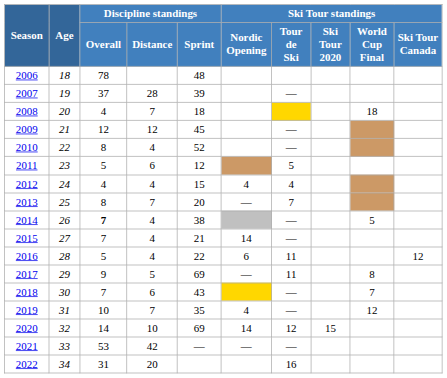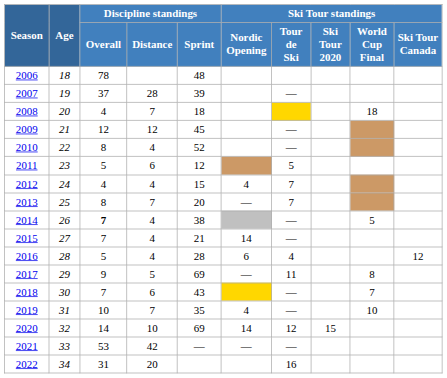(291, 183) 4 -> (291, 183) 7
(199, 256) 22 -> (199, 256) 28
(291, 256) 11 -> (291, 256) 4
(372, 310) 12 -> (372, 310) 10
